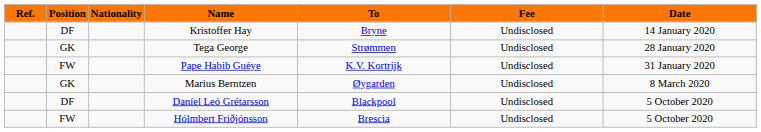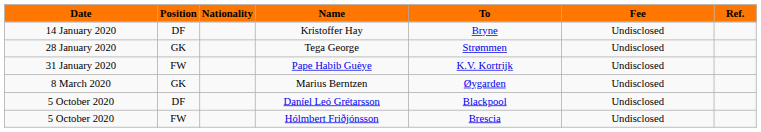columns swapped: (680, 13) <-> (25, 13)
